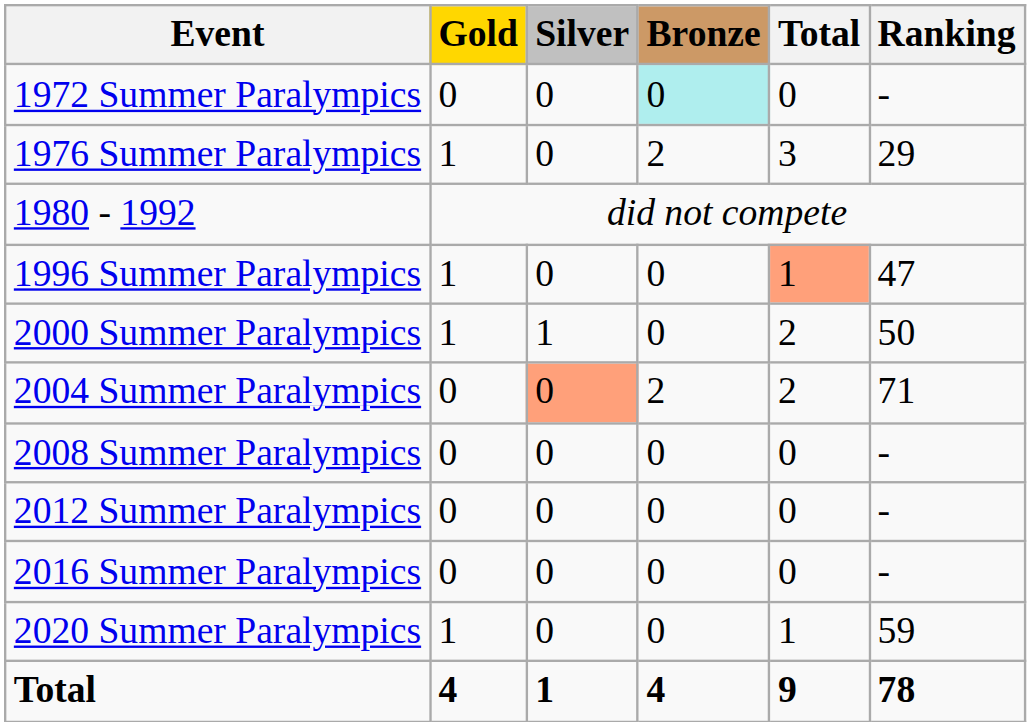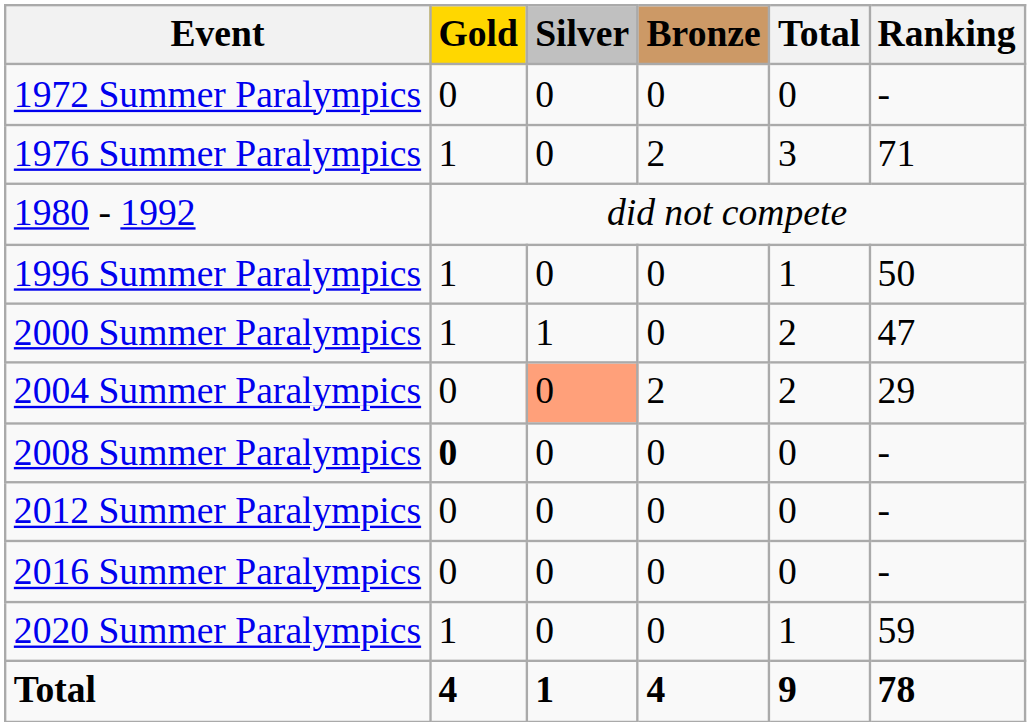(656, 93) paleturquoise background -> (656, 93) no background
(896, 153) 29 -> (896, 153) 71
(787, 272) lightsalmon background -> (787, 272) no background
(896, 272) 47 -> (896, 272) 50
(896, 332) 50 -> (896, 332) 47
(896, 392) 71 -> (896, 392) 29
(448, 451) normal -> (448, 451) bold
